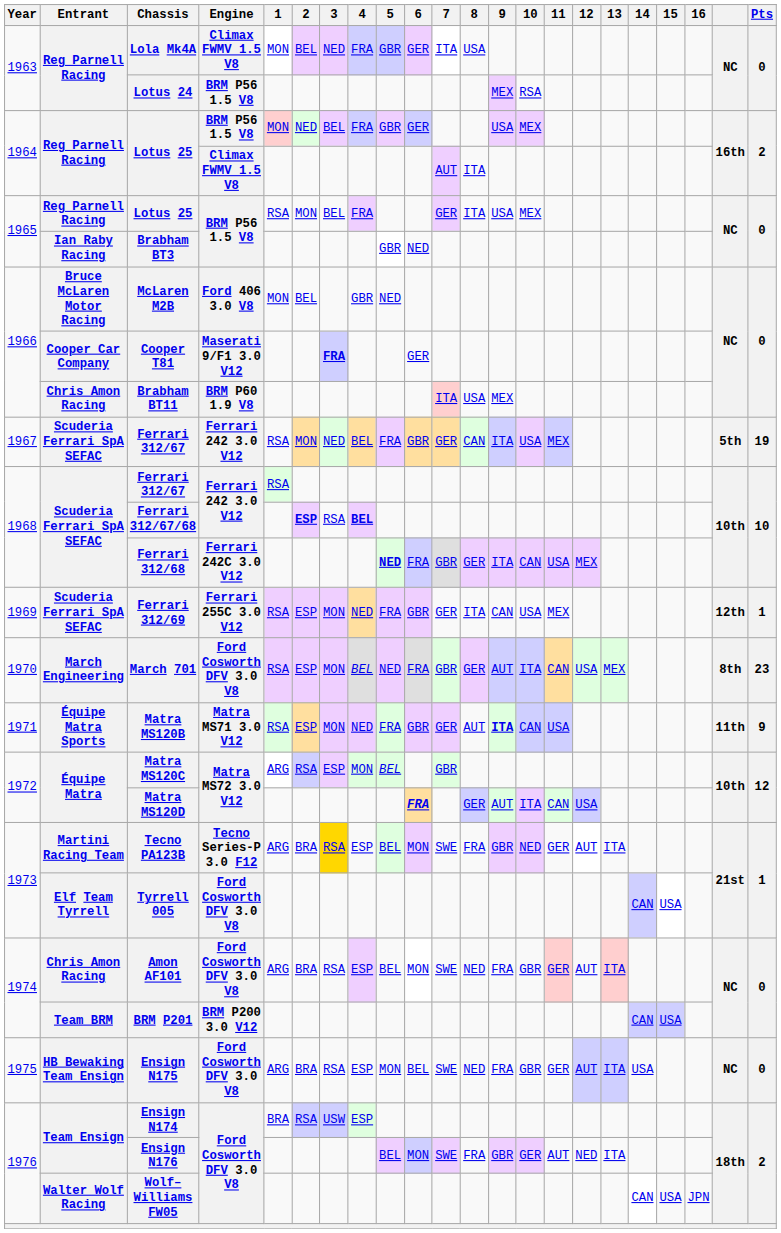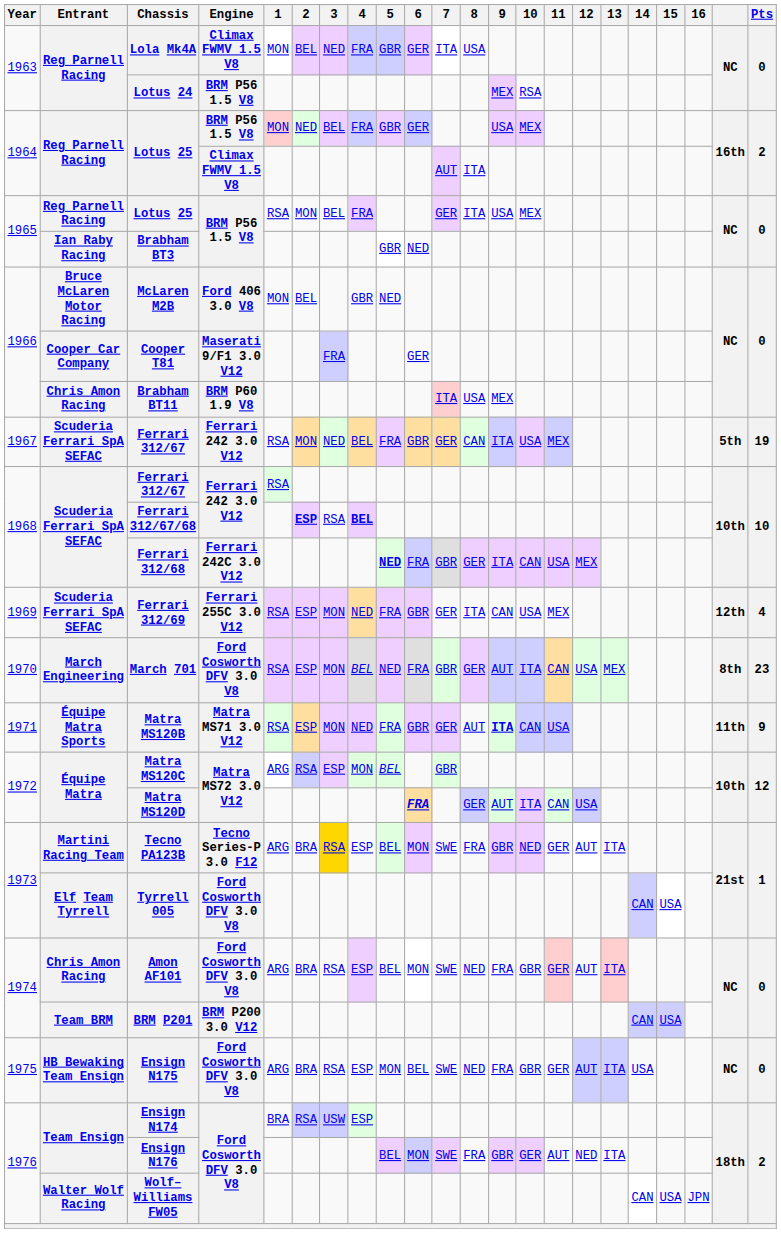(334, 356) bold -> (334, 356) normal
(762, 612) 1 -> (762, 612) 4
